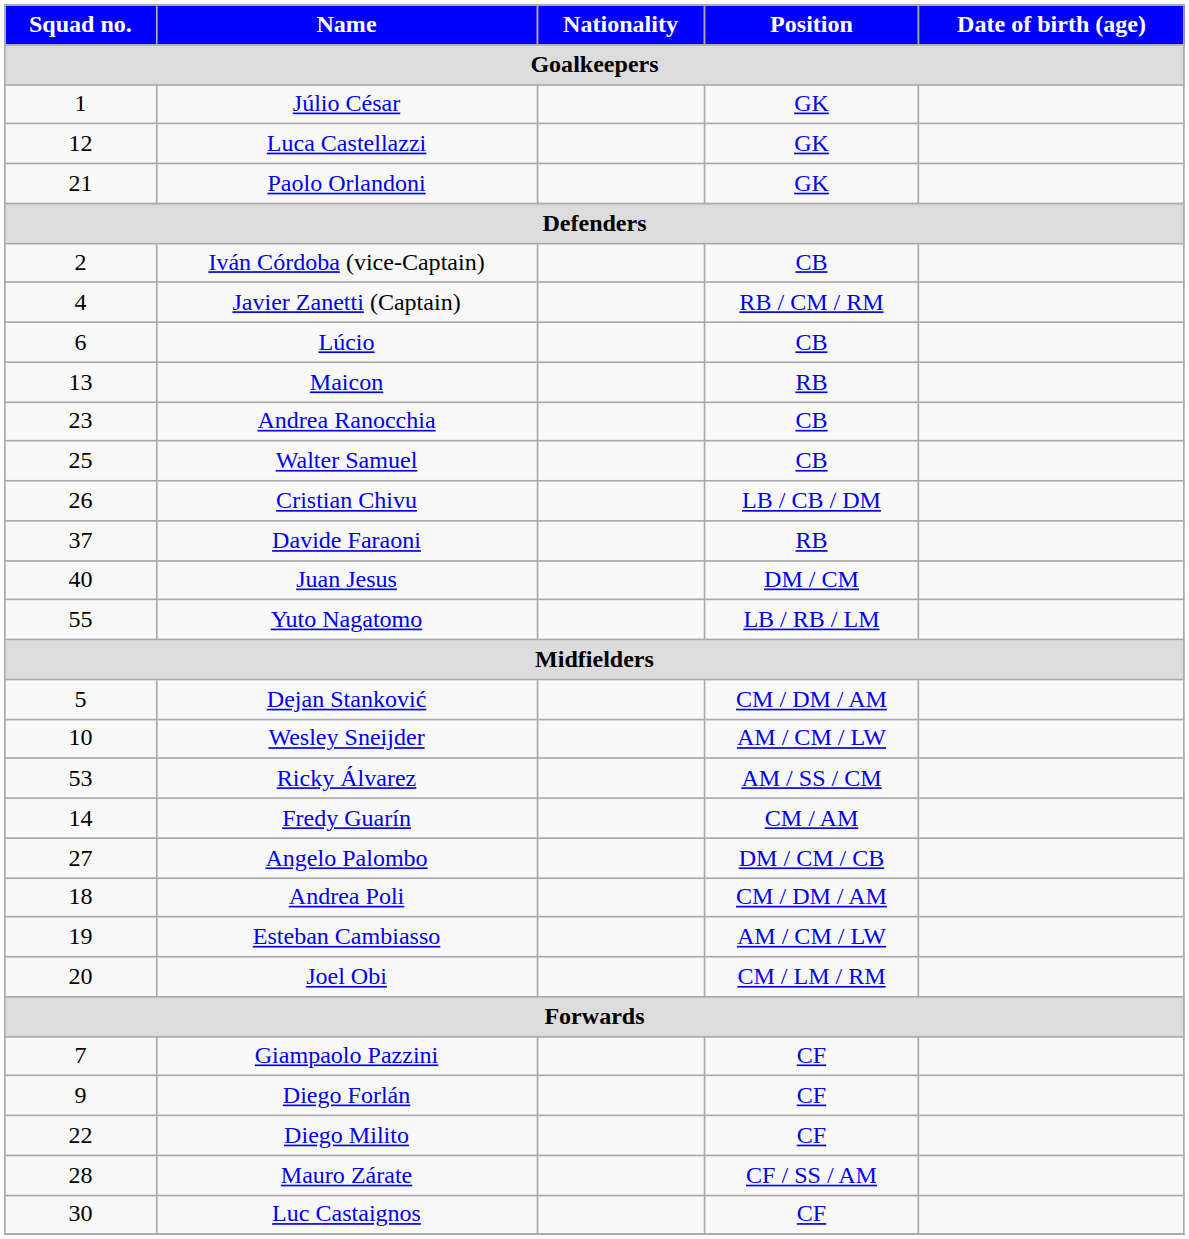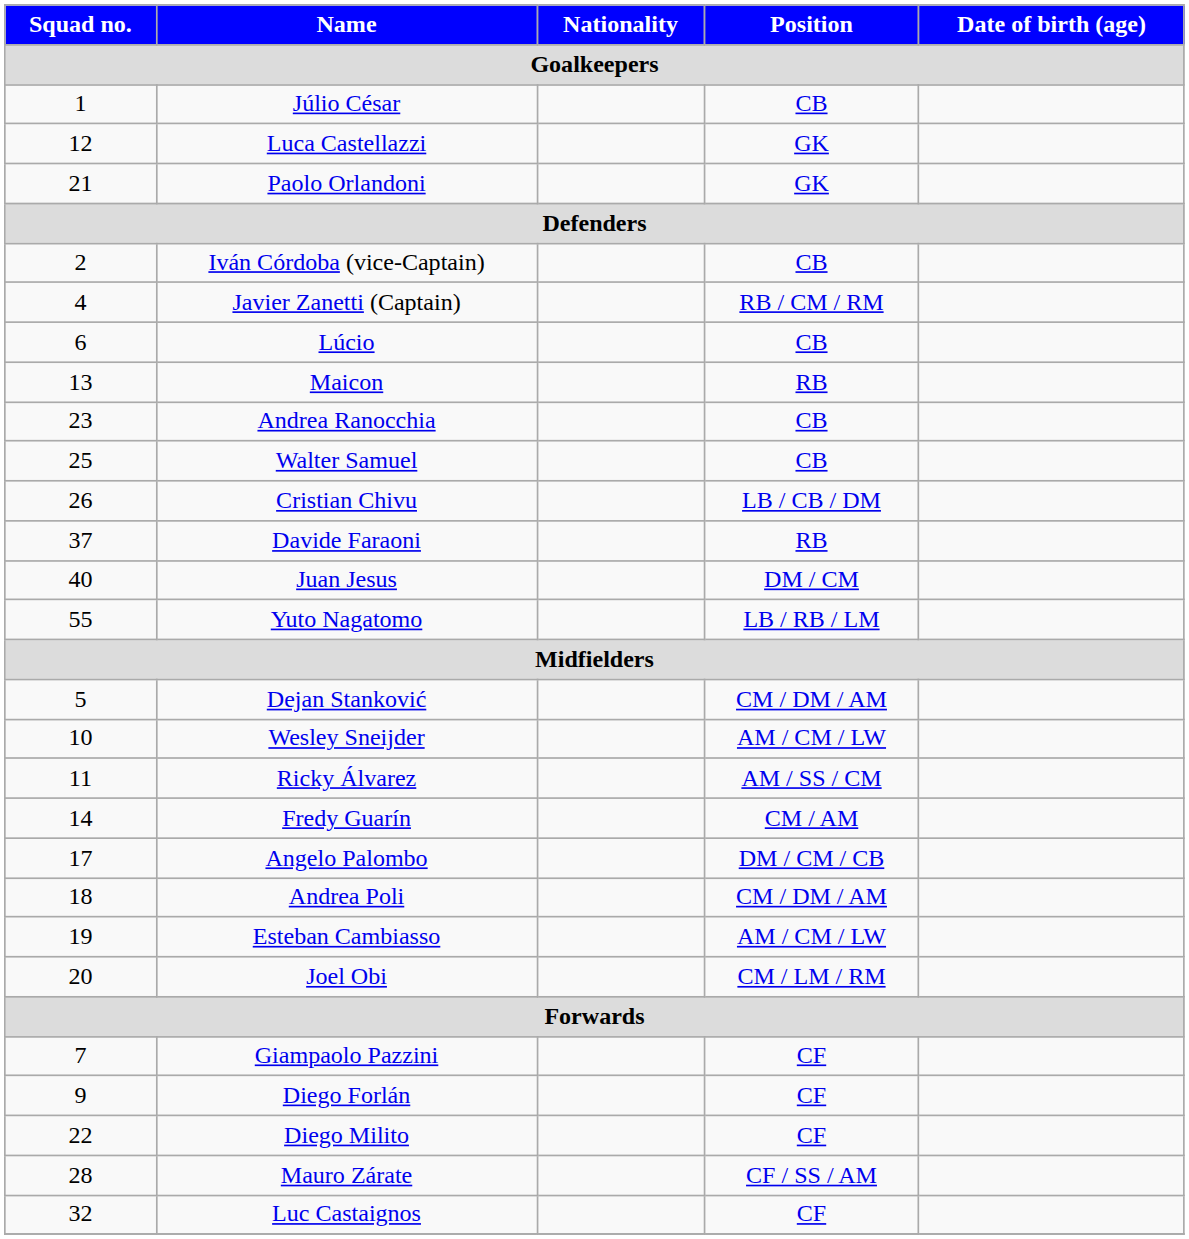(812, 104) GK -> (812, 104) CB
(80, 778) 53 -> (80, 778) 11
(80, 857) 27 -> (80, 857) 17
(80, 1214) 30 -> (80, 1214) 32
